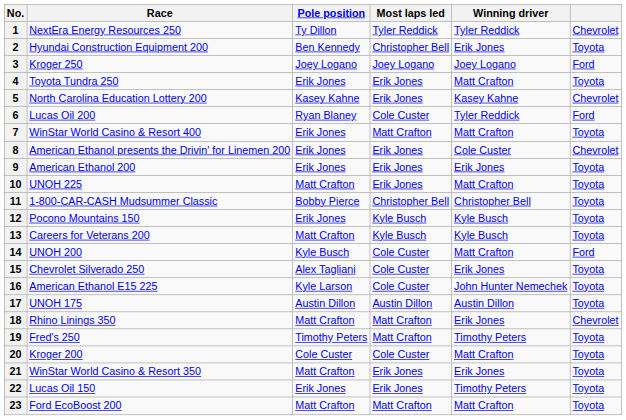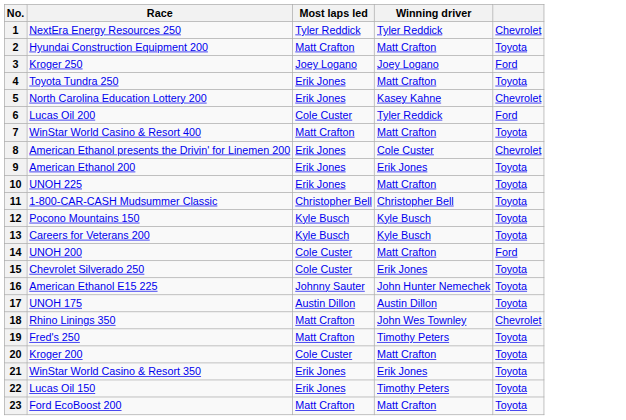- column: (331, 13)
(411, 47) Christopher Bell -> (325, 47) Matt Crafton
(479, 47) Erik Jones -> (407, 47) Matt Crafton
(401, 286) Cole Custer -> (330, 286) Johnny Sauter
(479, 321) Erik Jones -> (422, 321) John Wes Townley
